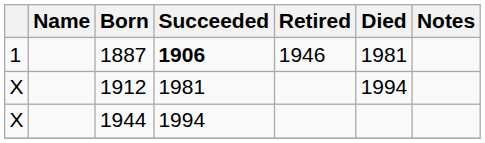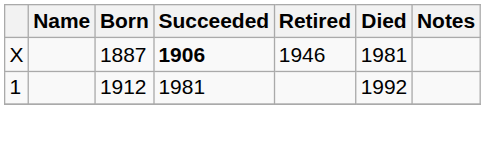(15, 54) 1 -> (16, 54) X
(16, 87) X -> (15, 87) 1
(384, 87) 1994 -> (384, 87) 1992
- row: (123, 120)
